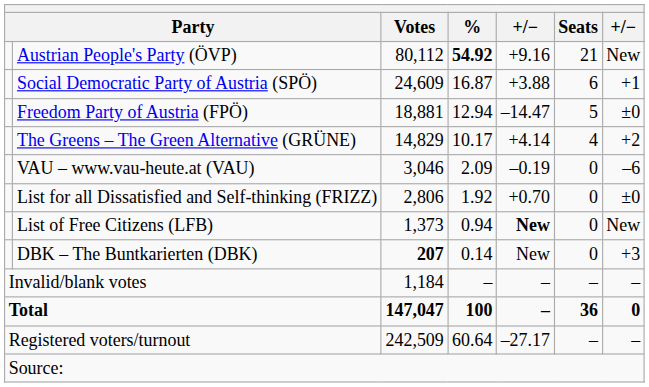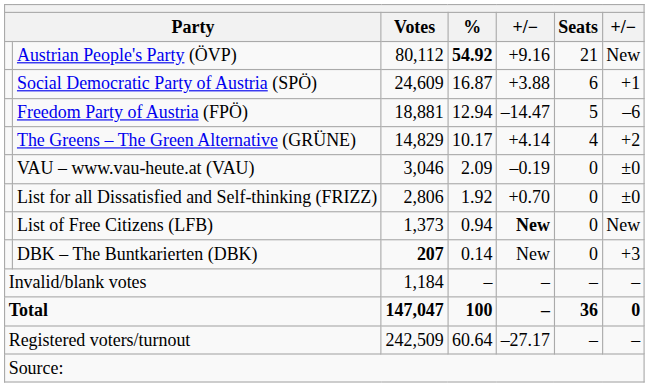(631, 112) ±0 -> (631, 112) –6
(631, 169) –6 -> (631, 169) ±0
